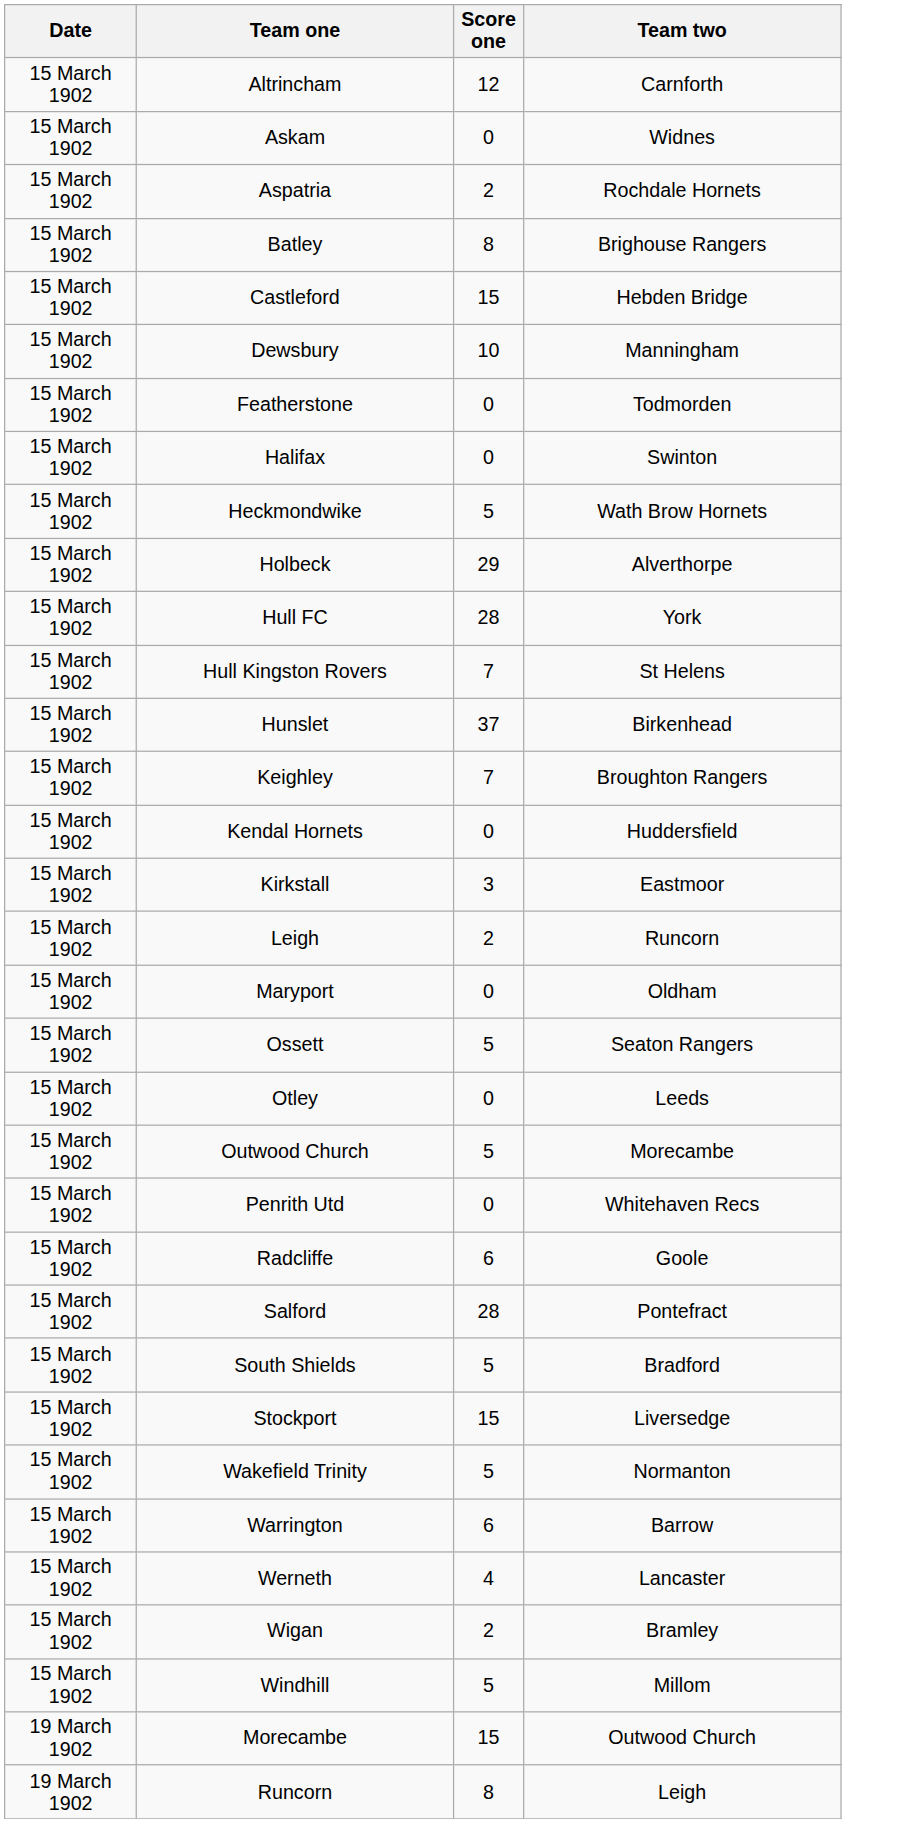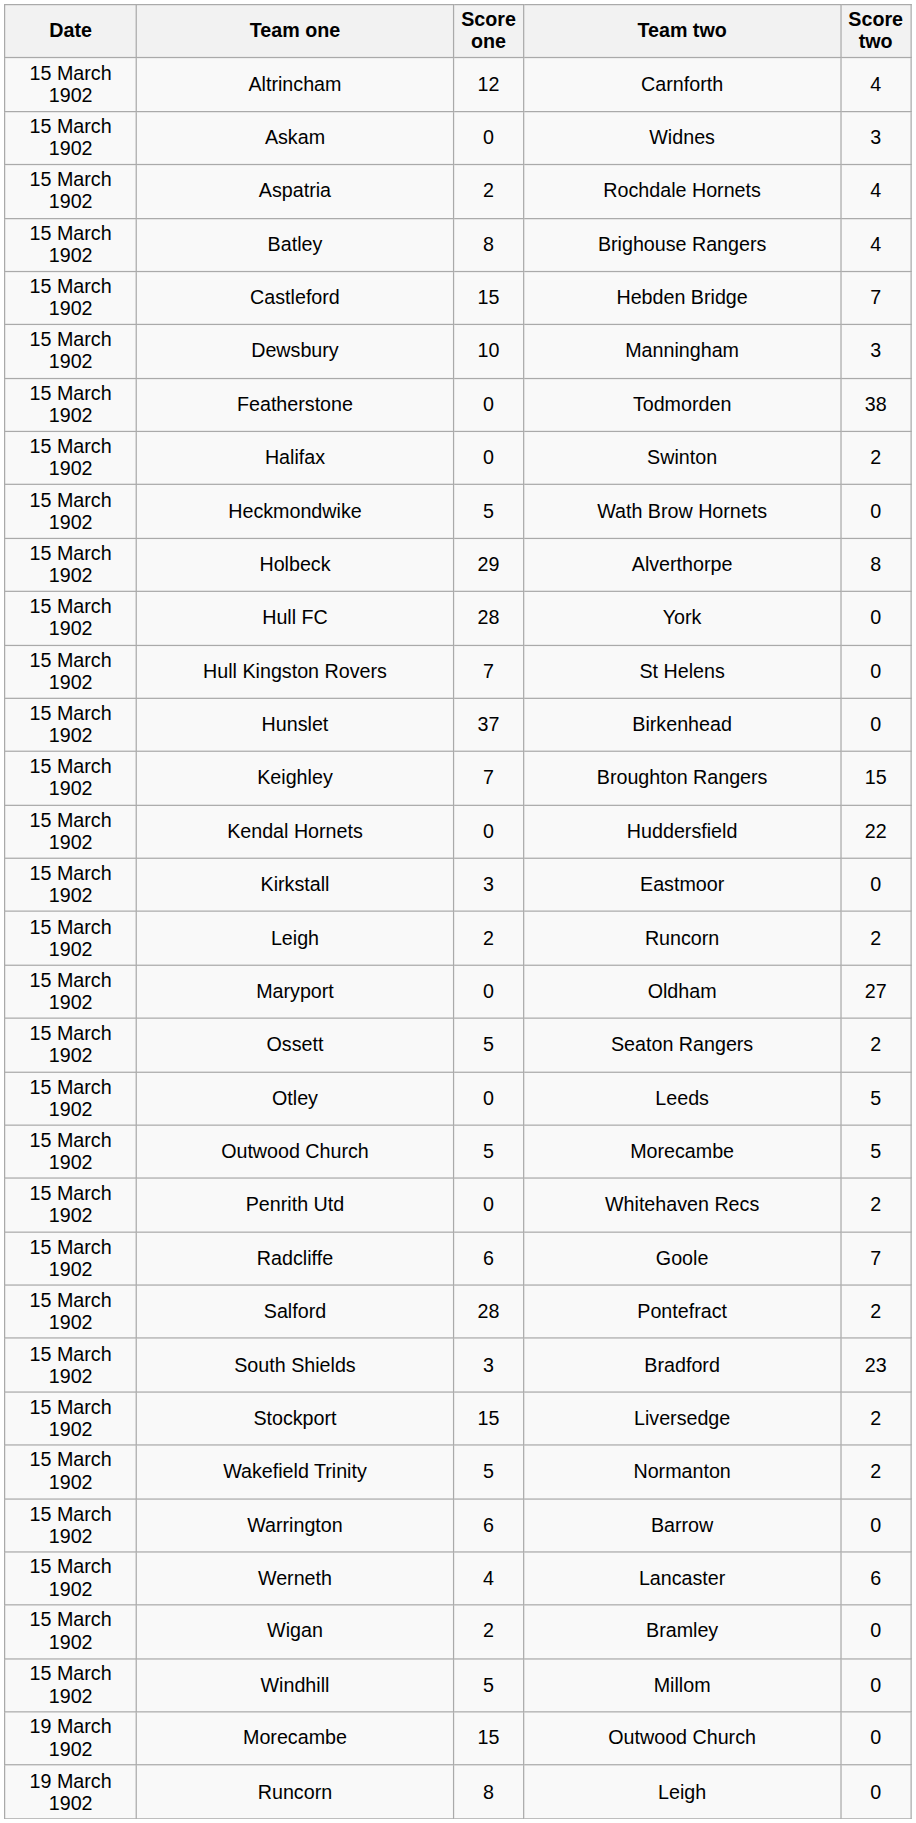+ column: (876, 31)
(489, 1364) 5 -> (489, 1364) 3
